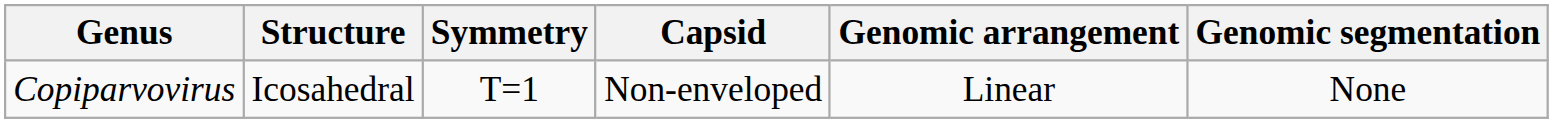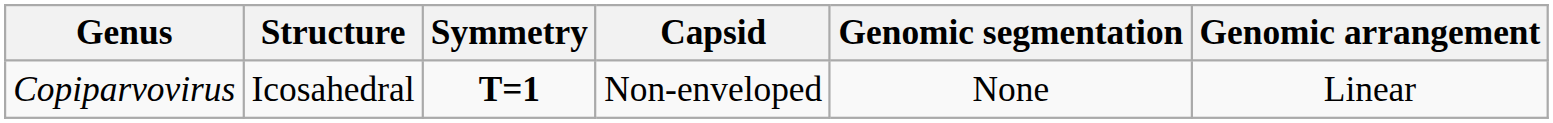columns swapped: (1009, 32) <-> (1368, 32)
(509, 88) normal -> (509, 88) bold
